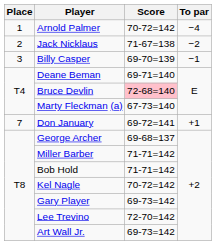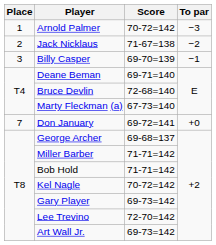(194, 28) −4 -> (194, 28) −3
(151, 91) pink background -> (151, 91) no background
(194, 122) +1 -> (194, 122) +0
